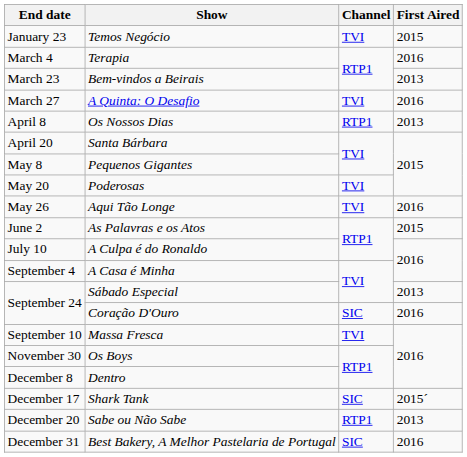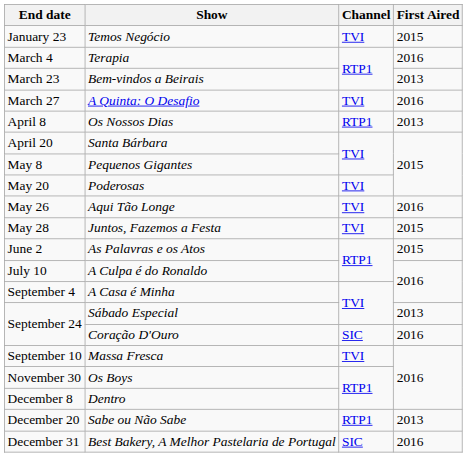+ row: (154, 228)
- row: (118, 398)
